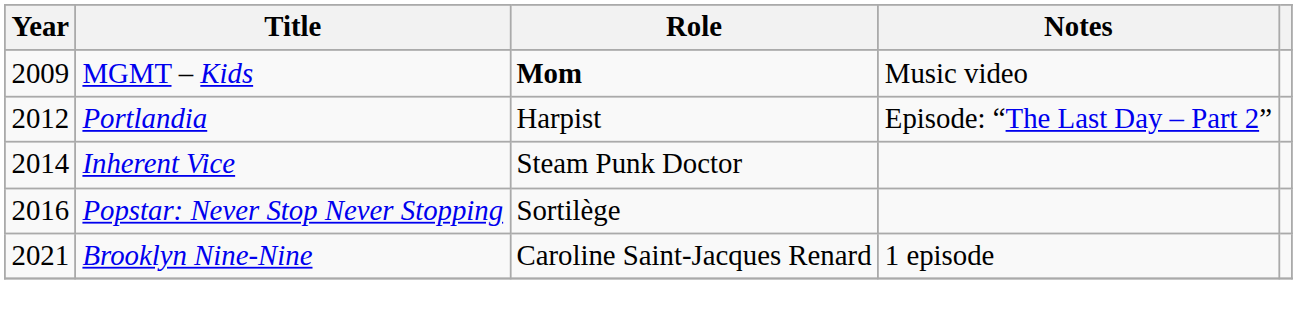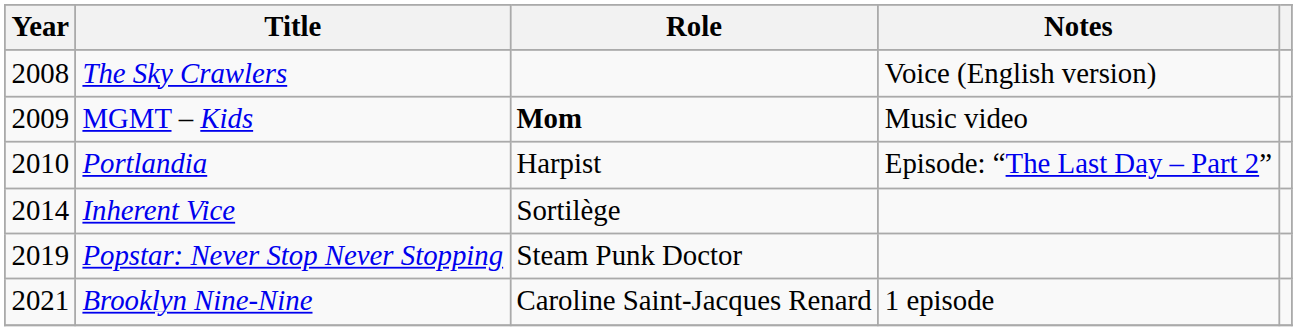+ row: (185, 73)
(40, 118) 2012 -> (40, 164) 2010
(629, 164) Steam Punk Doctor -> (568, 210) Sortilège
(40, 210) 2016 -> (40, 255) 2019
(568, 210) Sortilège -> (629, 255) Steam Punk Doctor
